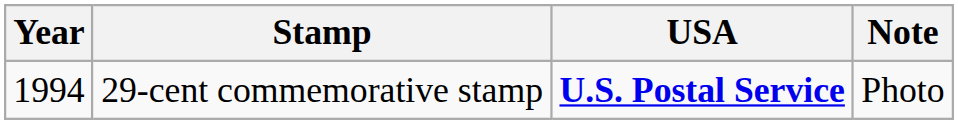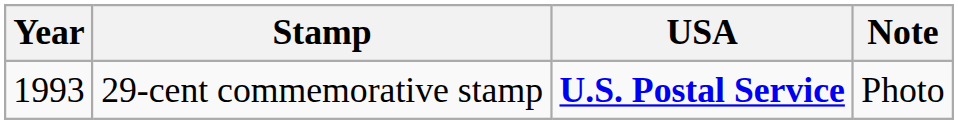(49, 89) 1994 -> (49, 89) 1993
